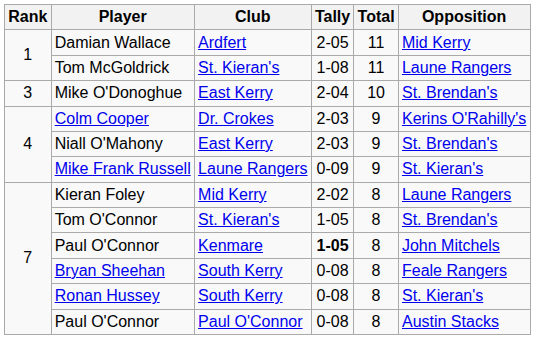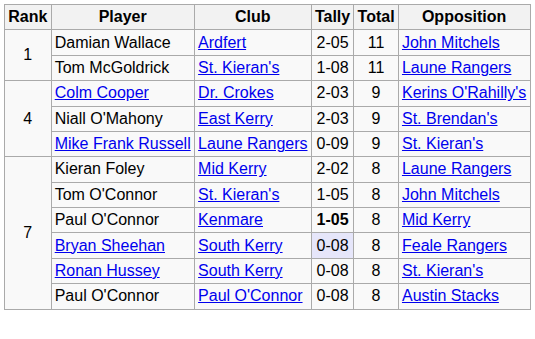(436, 42) Mid Kerry -> (451, 42) John Mitchels
- row: (118, 93)
(450, 220) St. Brendan's -> (451, 194) John Mitchels
(451, 245) John Mitchels -> (436, 220) Mid Kerry
(333, 270) no background -> (333, 245) lavender background
